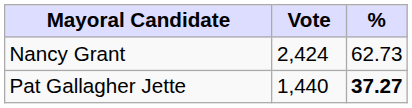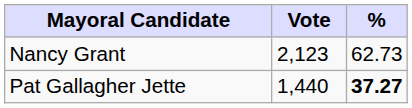(303, 53) 2,424 -> (303, 53) 2,123
